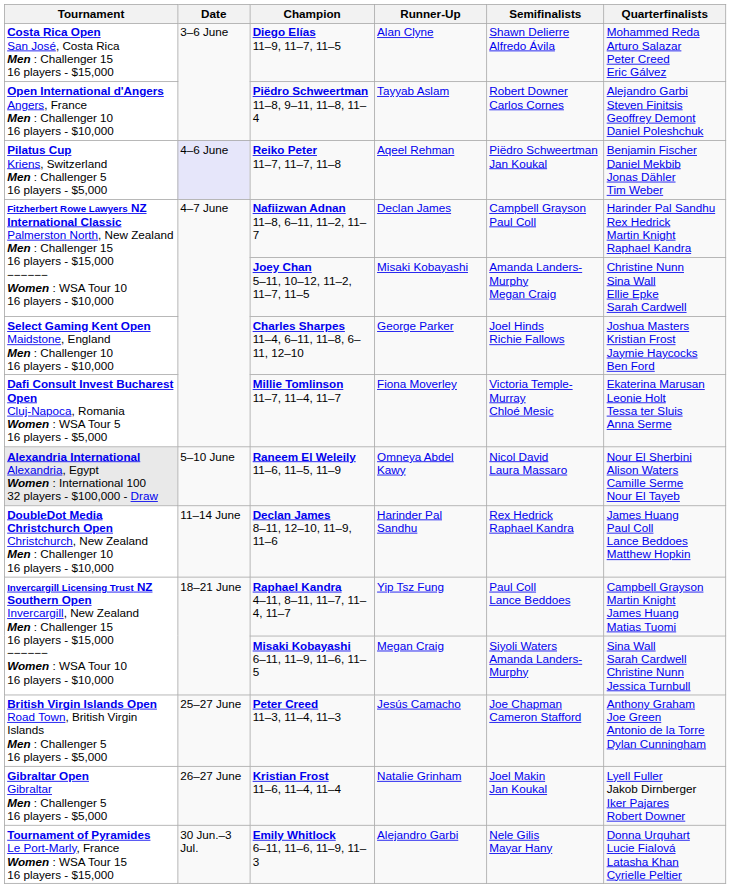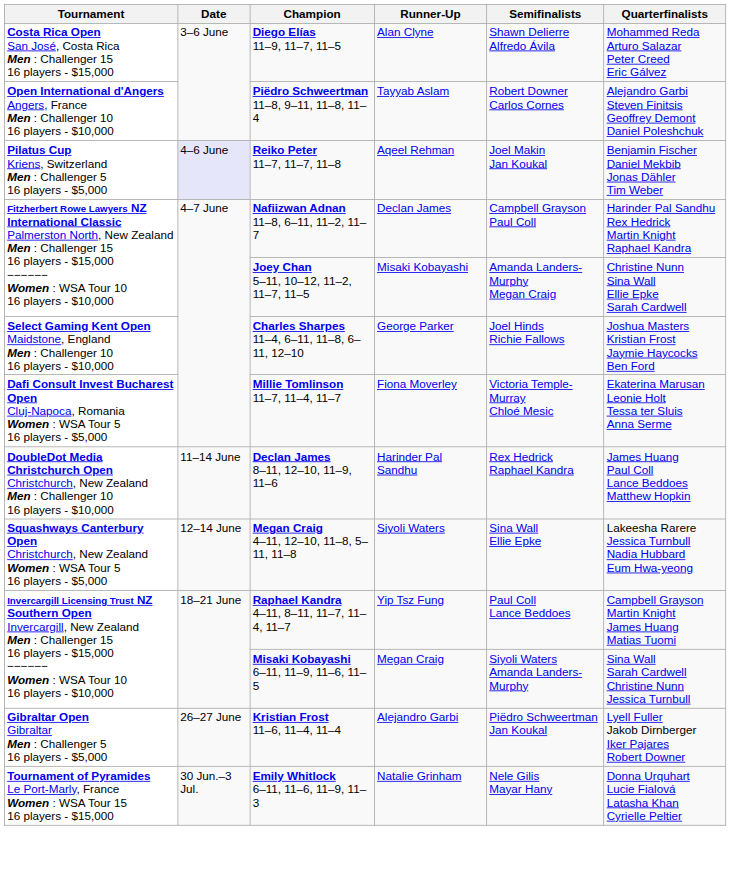(544, 157) Piëdro Schweertman Jan Koukal -> (518, 157) Joel Makin Jan Koukal
- row: (304, 463)
+ row: (310, 541)
- row: (297, 711)
(419, 776) Natalie Grinham -> (418, 717) Alejandro Garbi
(518, 783) Joel Makin Jan Koukal -> (544, 724) Piëdro Schweertman Jan Koukal
(418, 835) Alejandro Garbi -> (419, 776) Natalie Grinham
